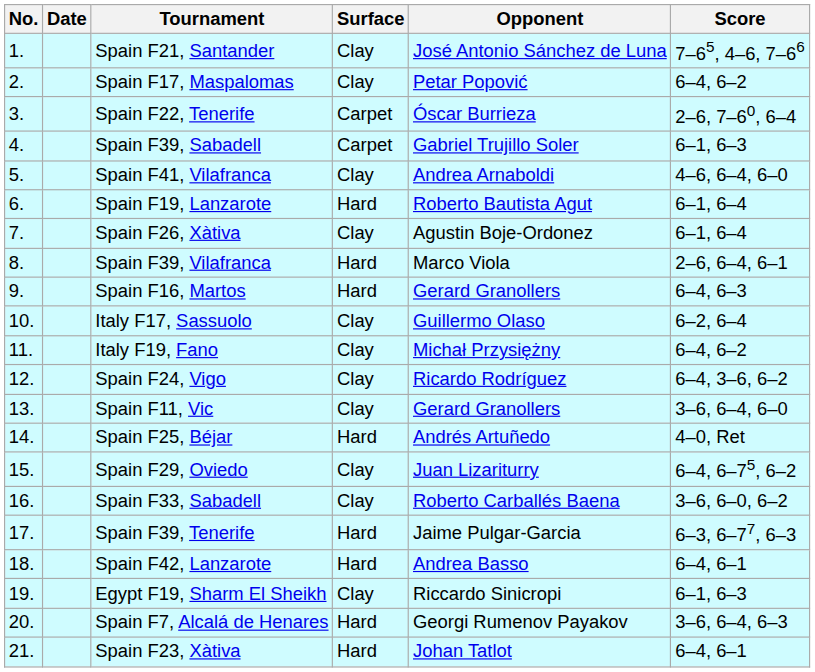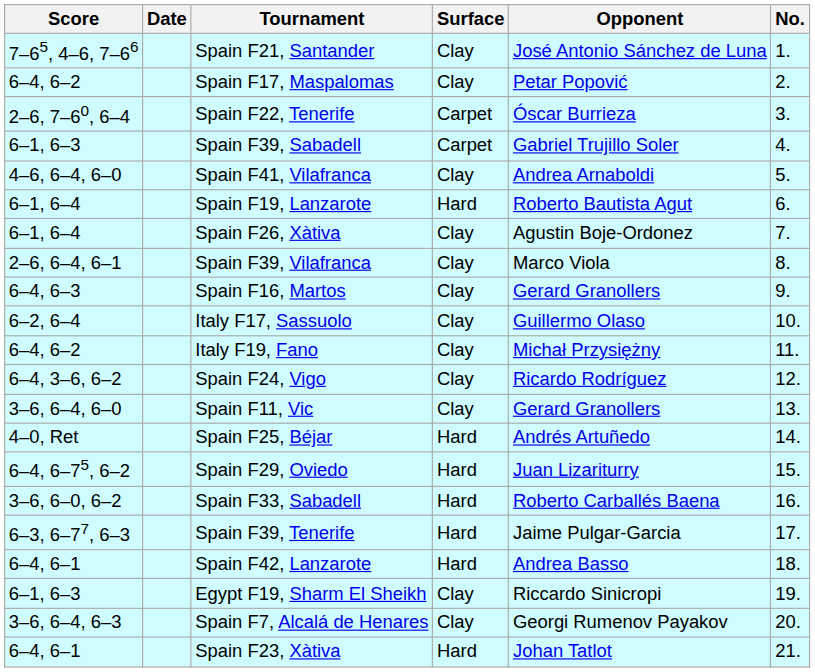columns swapped: (24, 19) <-> (740, 19)
(357, 262) Hard -> (455, 262) Clay
(357, 291) Hard -> (455, 291) Clay
(355, 469) Clay -> (457, 469) Hard
(355, 500) Clay -> (457, 500) Hard
(357, 622) Hard -> (455, 622) Clay
